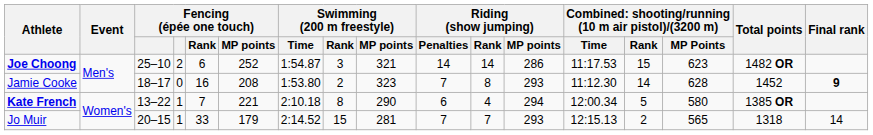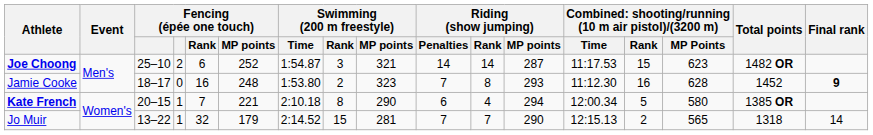(534, 64) 286 -> (534, 64) 287
(248, 83) 208 -> (248, 83) 248
(644, 83) 14 -> (644, 83) 16
(154, 102) 13–22 -> (154, 102) 20–15
(154, 121) 20–15 -> (154, 121) 13–22
(202, 121) 33 -> (202, 121) 32
(534, 121) 293 -> (534, 121) 290
